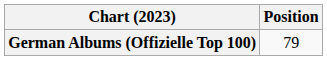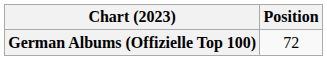(291, 42) 79 -> (291, 42) 72
